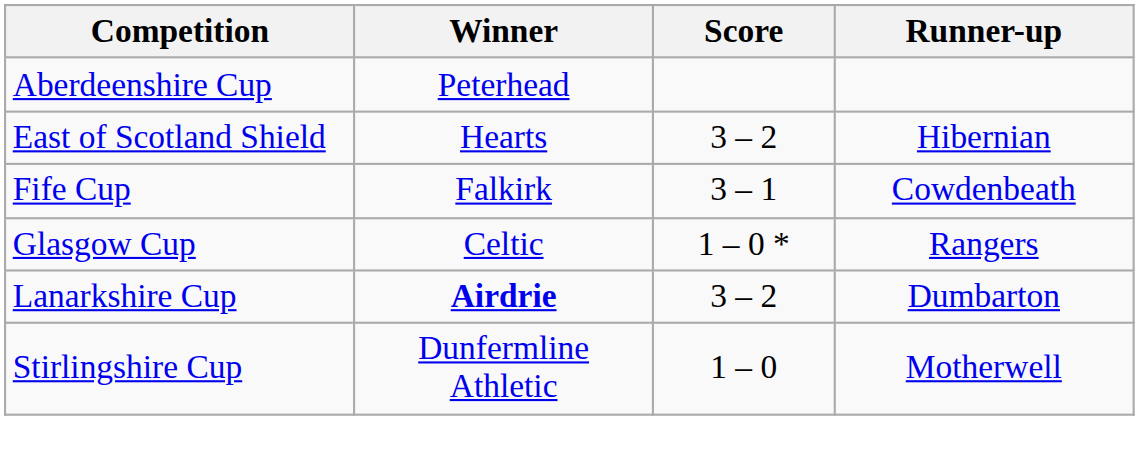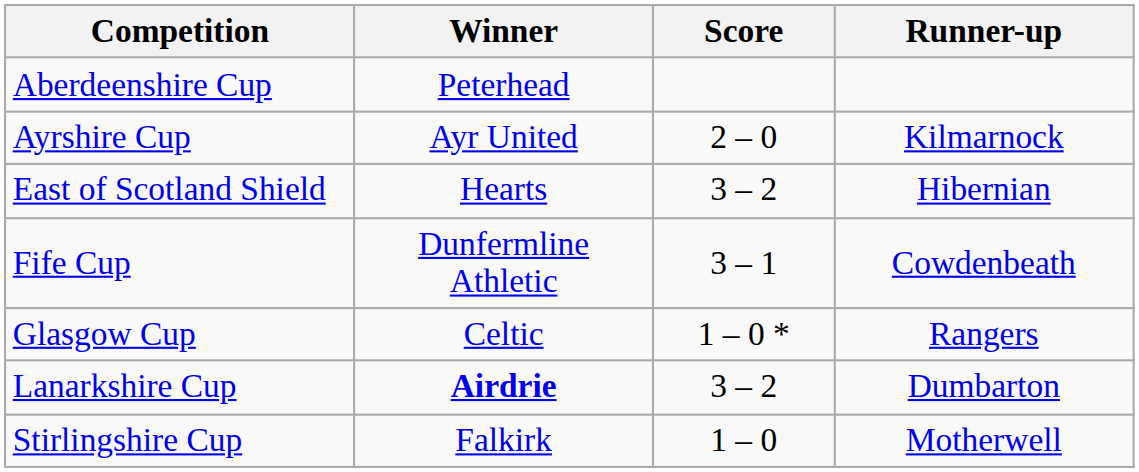+ row: (102, 137)
(504, 190) Falkirk -> (504, 261) Dunfermline Athletic
(504, 368) Dunfermline Athletic -> (504, 439) Falkirk
